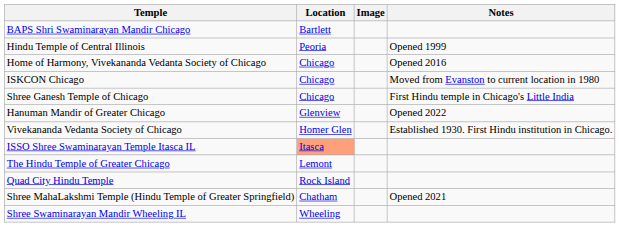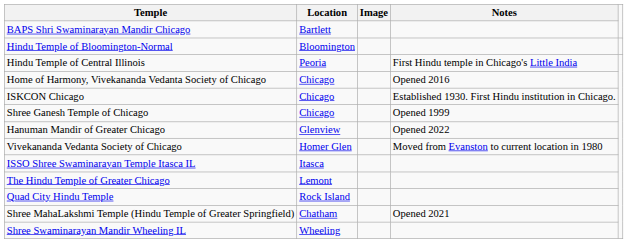+ row: (90, 46)
(418, 46) Opened 1999 -> (485, 63) First Hindu temple in Chicago's Little India
(494, 79) Moved from Evanston to current location in 1980 -> (504, 96) Established 1930. First Hindu institution in Chicago.
(482, 96) First Hindu temple in Chicago's Little India -> (421, 113) Opened 1999
(501, 130) Established 1930. First Hindu institution in Chicago. -> (498, 146) Moved from Evanston to current location in 1980
(312, 146) lightsalmon background -> (312, 163) no background
